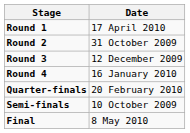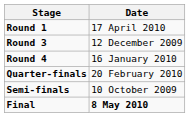- row: (27, 43)
(120, 120) normal -> (120, 105) bold
